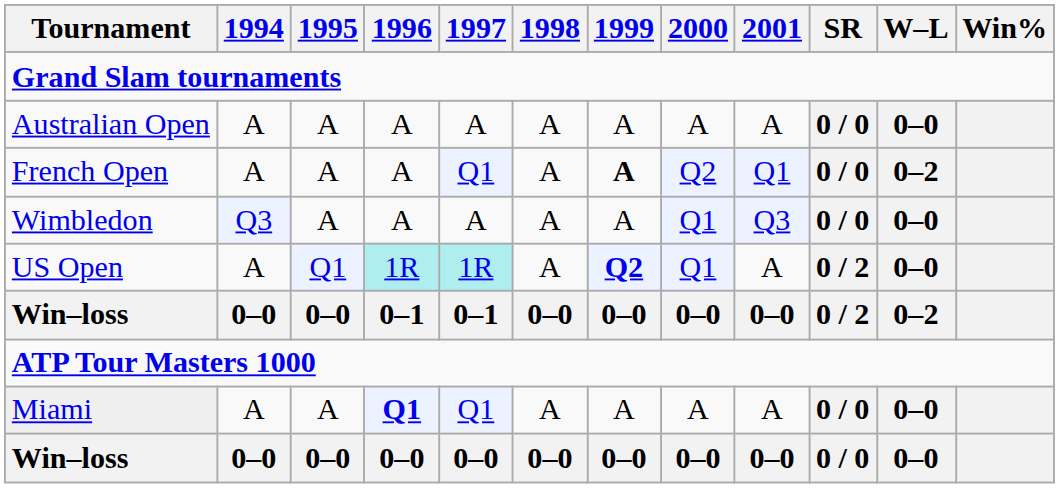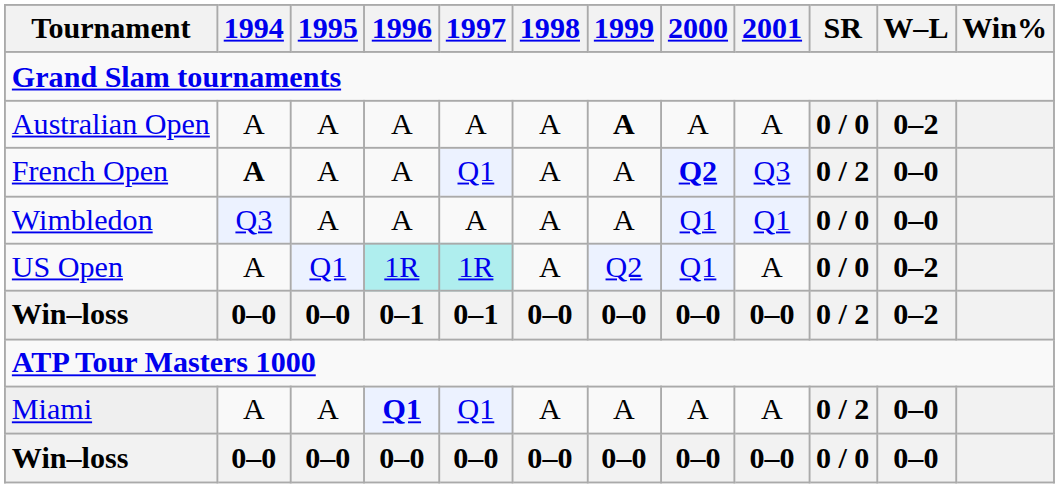(624, 123) normal -> (624, 123) bold
(916, 123) 0–0 -> (916, 123) 0–2
(254, 171) normal -> (254, 171) bold
(624, 171) bold -> (624, 171) normal
(698, 171) normal -> (698, 171) bold
(772, 171) Q1 -> (772, 171) Q3
(843, 171) 0 / 0 -> (843, 171) 0 / 2
(916, 171) 0–2 -> (916, 171) 0–0
(772, 219) Q3 -> (772, 219) Q1
(624, 266) bold -> (624, 266) normal
(843, 266) 0 / 2 -> (843, 266) 0 / 0
(916, 266) 0–0 -> (916, 266) 0–2
(843, 409) 0 / 0 -> (843, 409) 0 / 2
